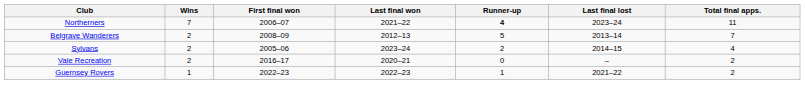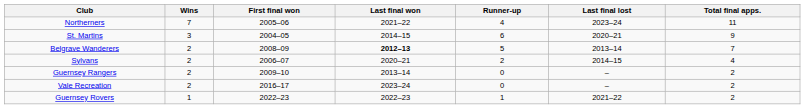(274, 23) 2006–07 -> (274, 23) 2005–06
(502, 23) bold -> (502, 23) normal
+ row: (85, 35)
(395, 35) normal -> (395, 48) bold
(274, 48) 2005–06 -> (274, 60) 2006–07
(395, 48) 2023–24 -> (395, 60) 2020–21
+ row: (85, 73)
(395, 60) 2020–21 -> (395, 85) 2023–24
